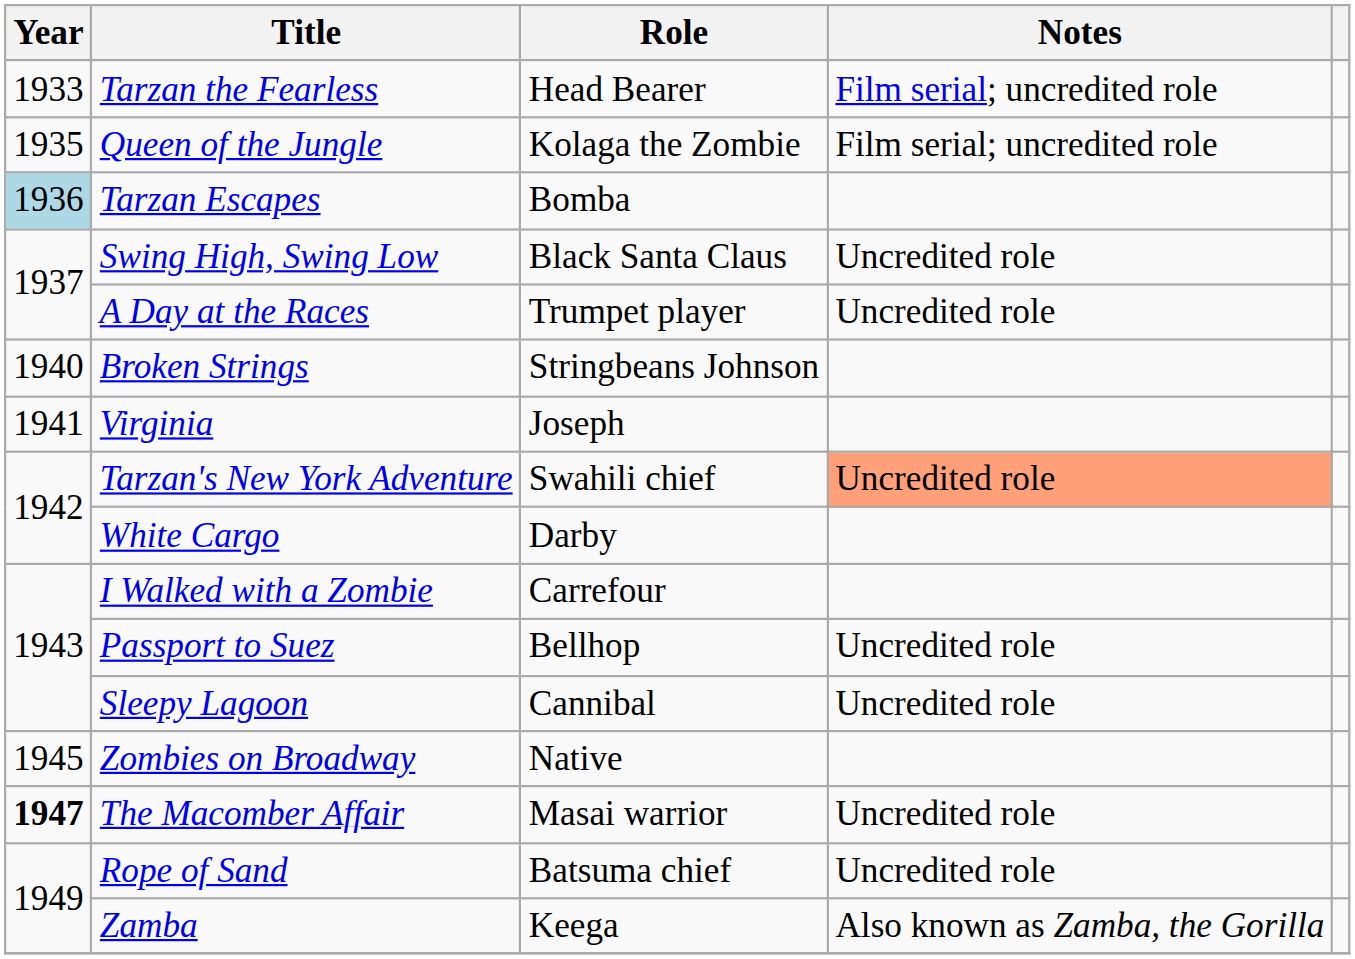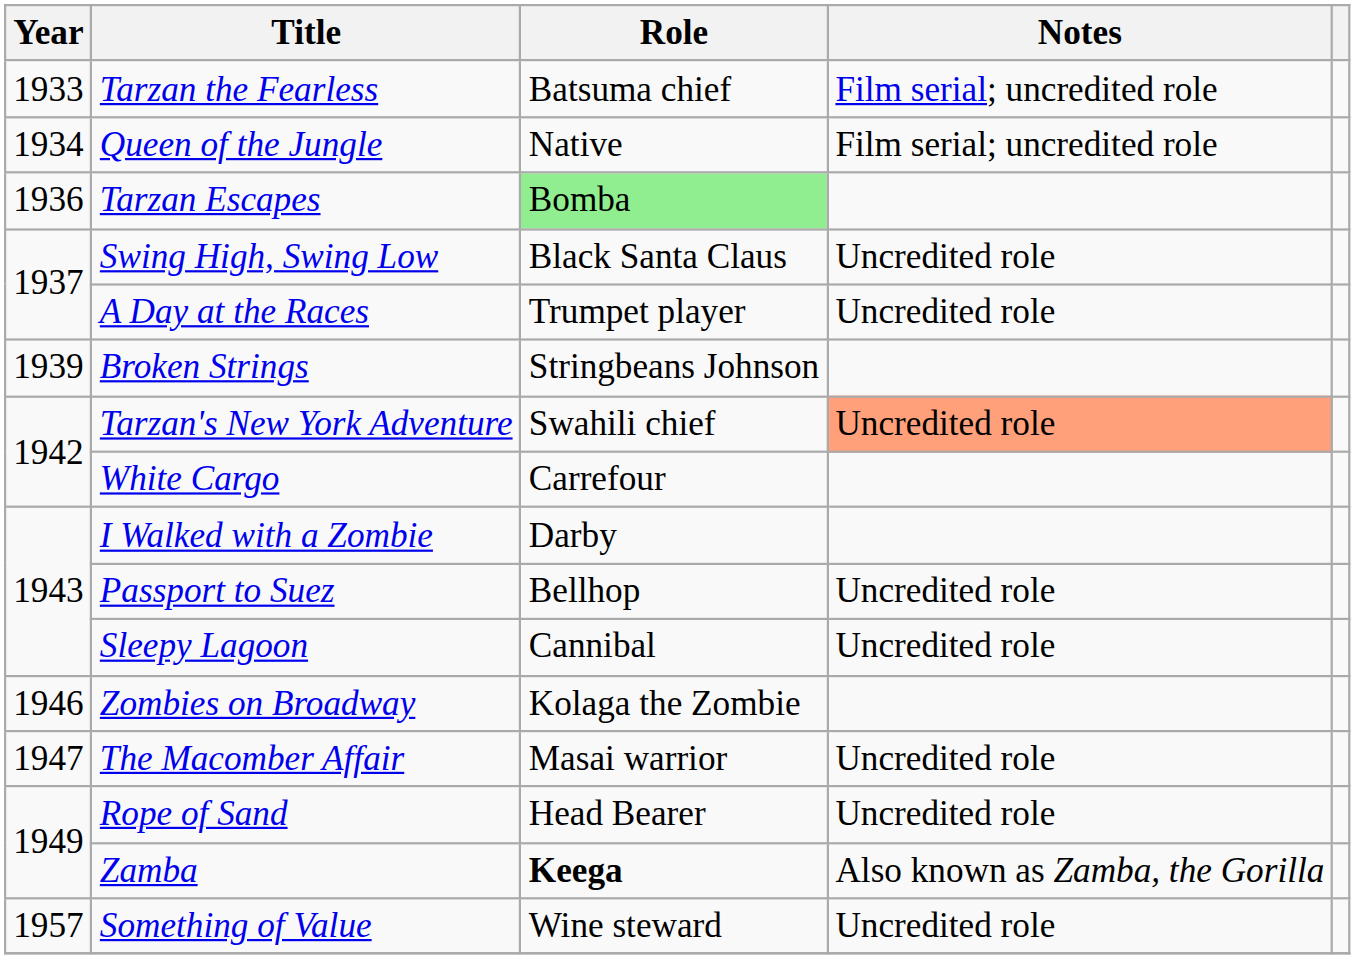(617, 88) Head Bearer -> (630, 88) Batsuma chief
(48, 144) 1935 -> (48, 144) 1934
(665, 144) Kolaga the Zombie -> (576, 144) Native
(48, 199) lightblue background -> (48, 199) no background
(580, 199) no background -> (580, 199) lightgreen background
(48, 367) 1940 -> (48, 367) 1939
- row: (157, 423)
(573, 534) Darby -> (597, 479) Carrefour
(597, 590) Carrefour -> (573, 534) Darby
(48, 758) 1945 -> (48, 702) 1946
(576, 758) Native -> (665, 702) Kolaga the Zombie
(48, 813) bold -> (48, 758) normal
(630, 869) Batsuma chief -> (617, 813) Head Bearer
(574, 925) normal -> (576, 869) bold
+ row: (236, 925)
